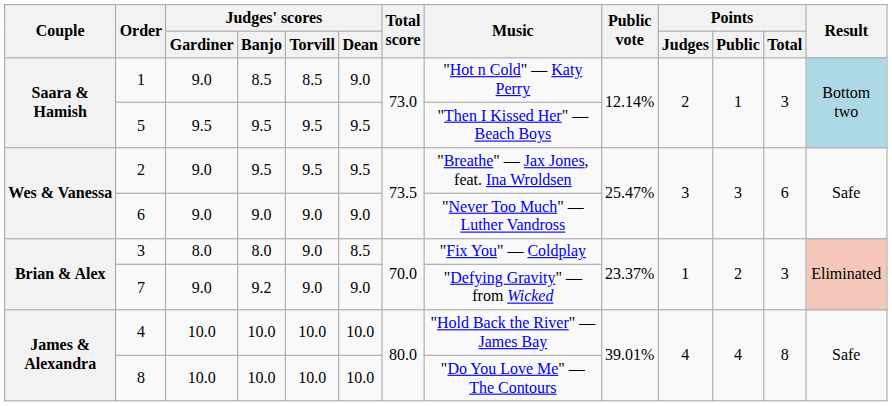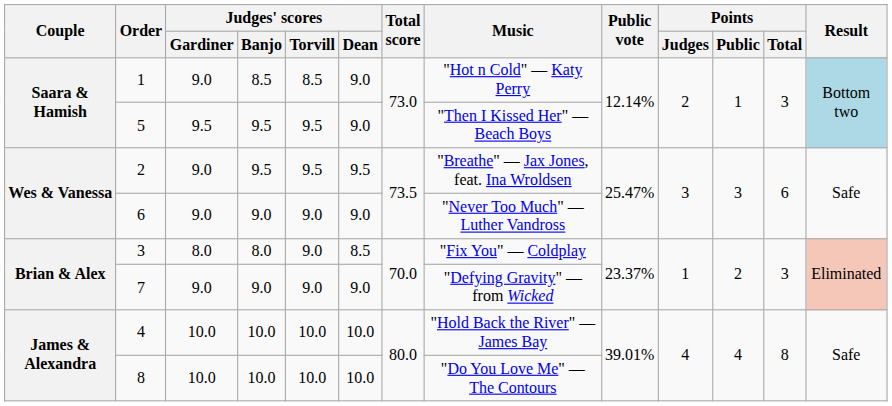(360, 125) 9.5 -> (360, 125) 9.0
(262, 287) 9.2 -> (262, 287) 9.0
